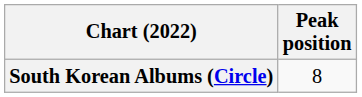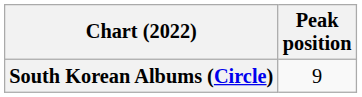(317, 75) 8 -> (317, 75) 9
